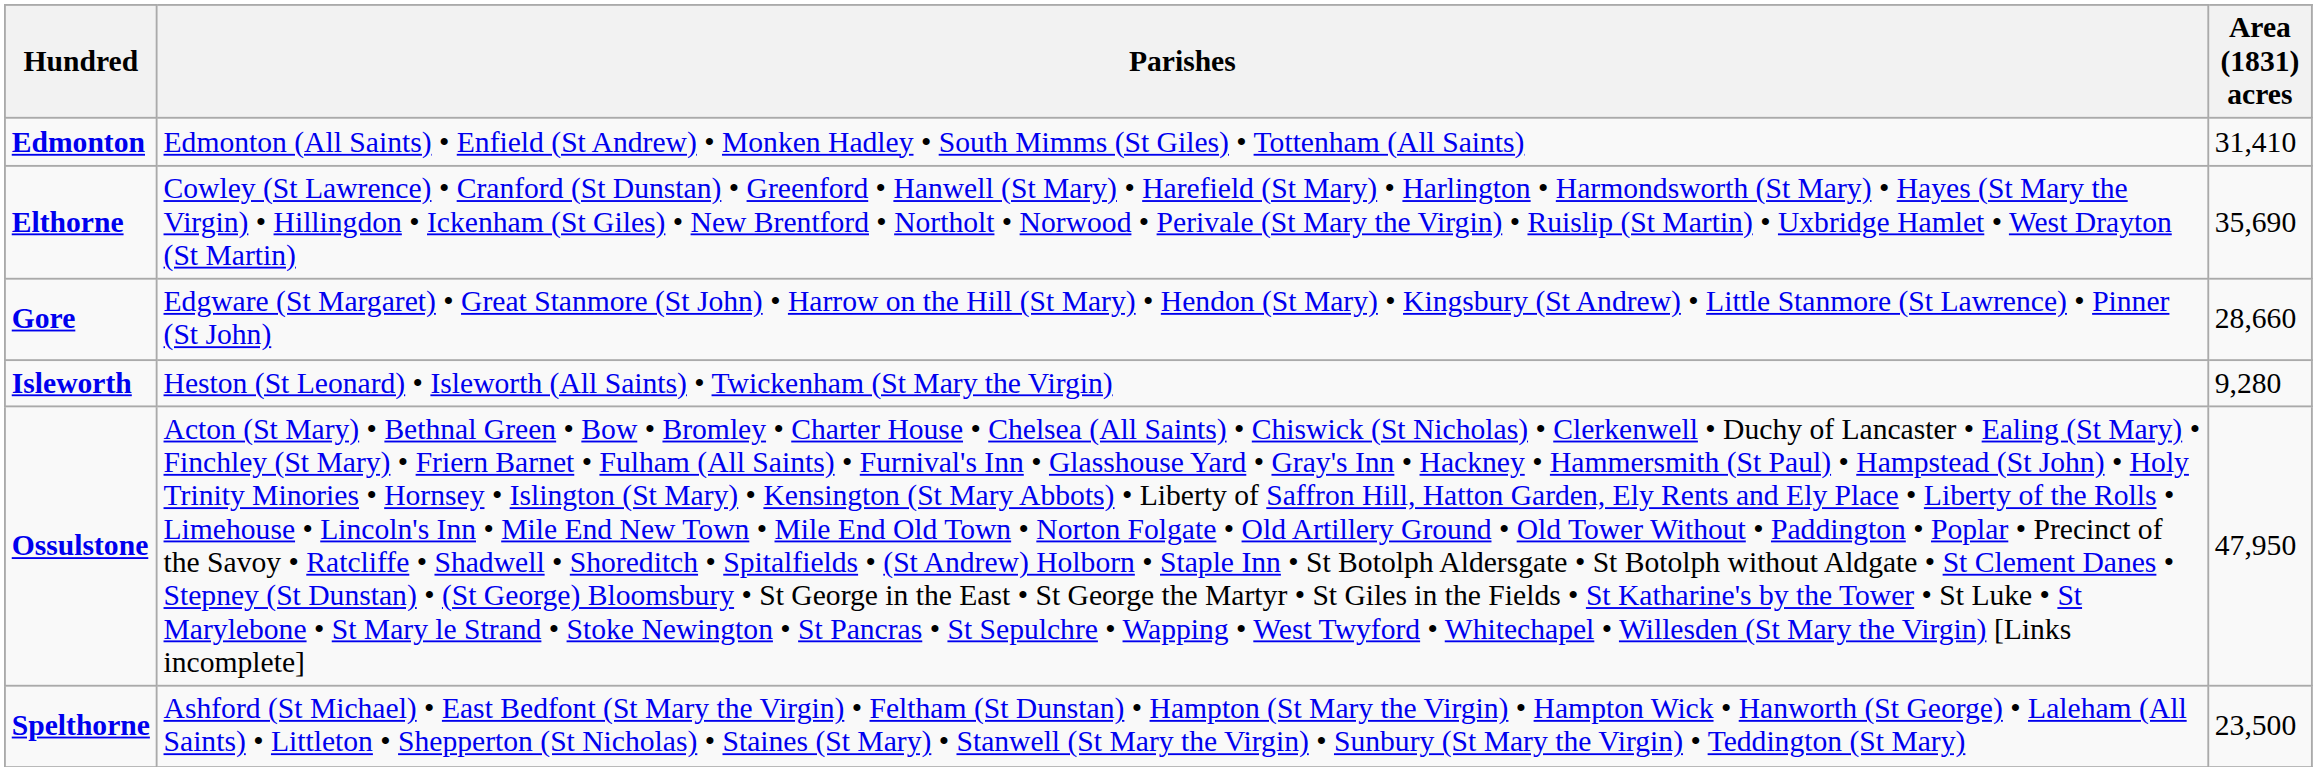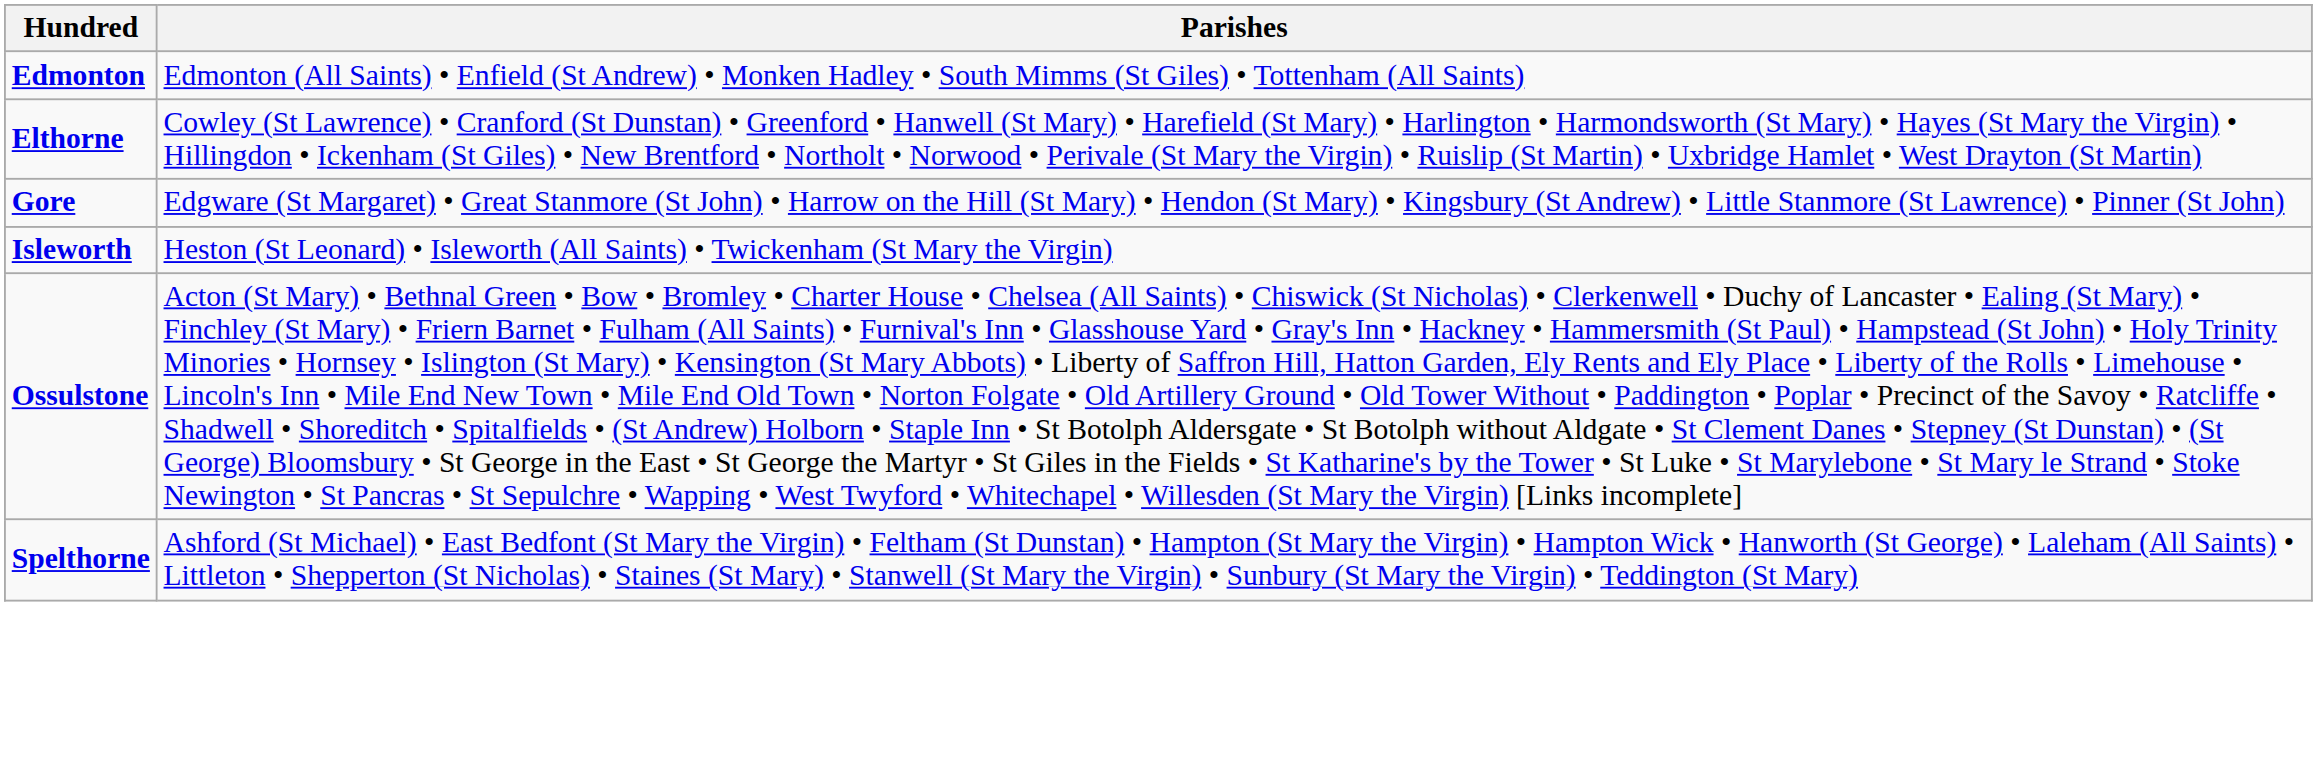- column: (2260, 61)
